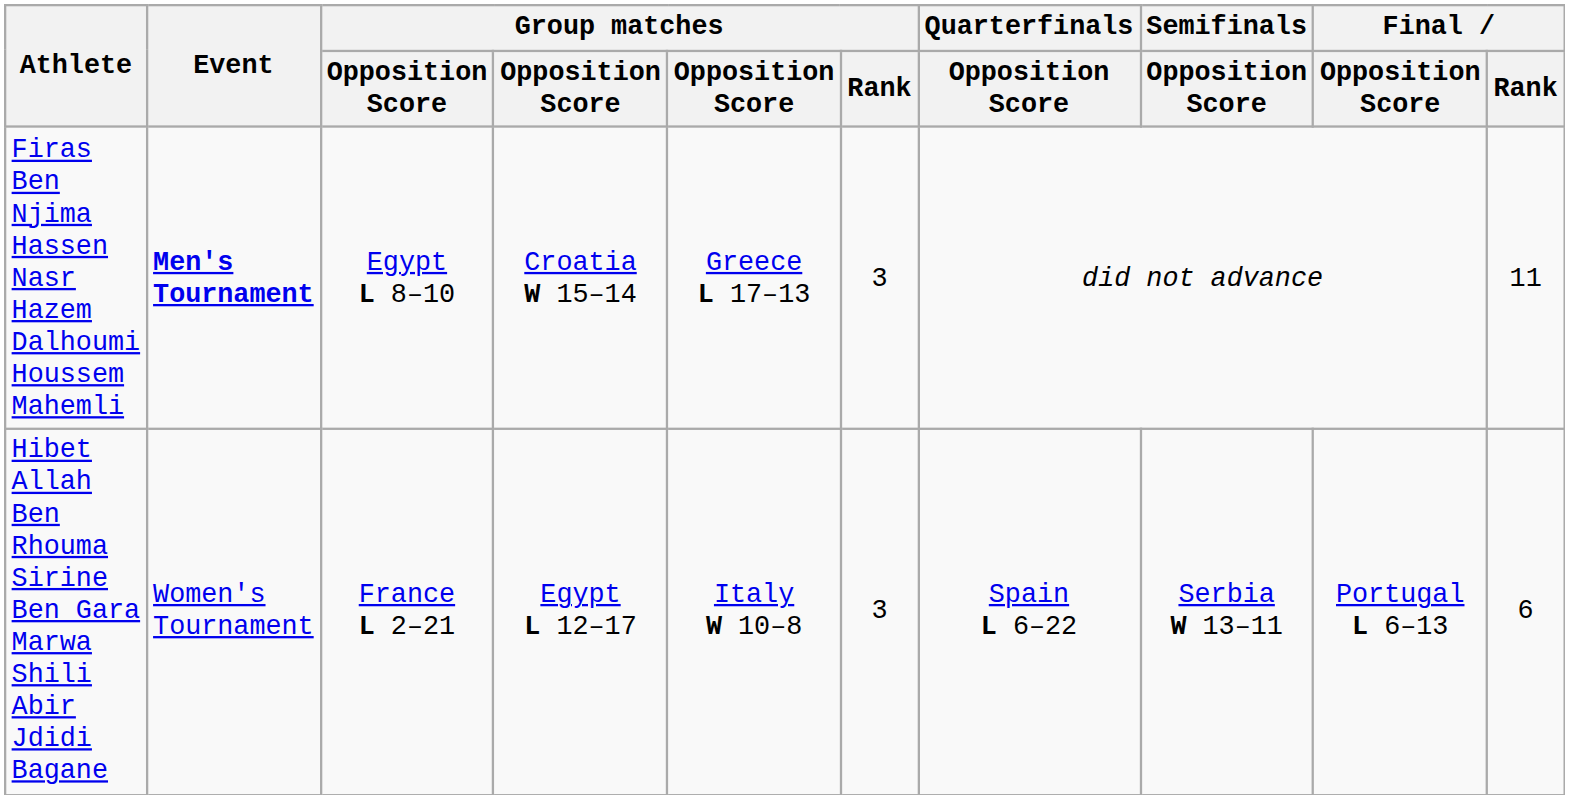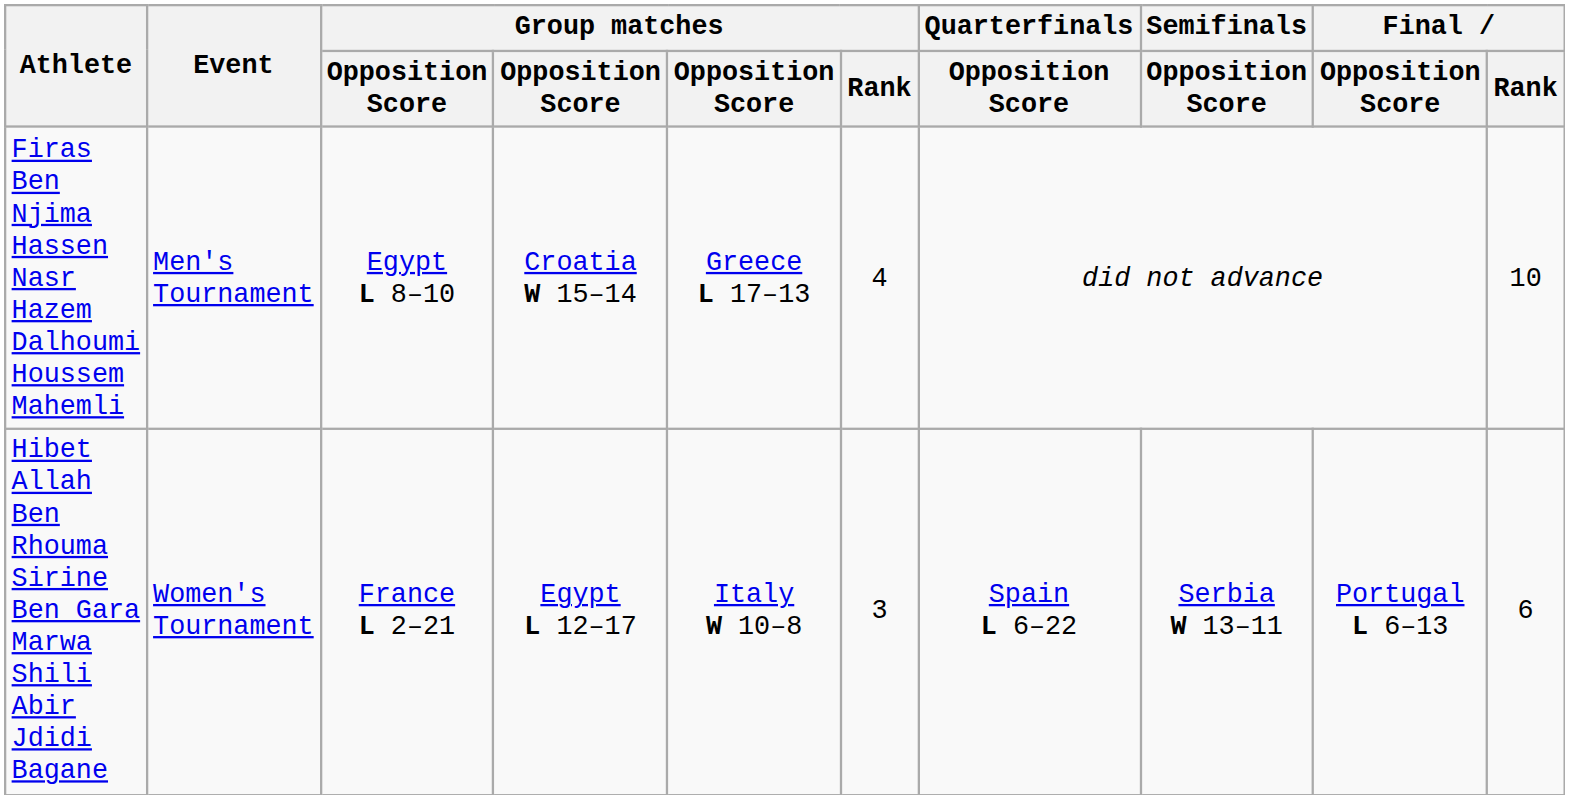(233, 278) bold -> (233, 278) normal
(879, 278) 3 -> (879, 278) 4
(1526, 278) 11 -> (1526, 278) 10
